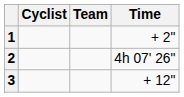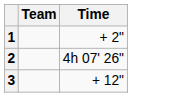- column: (44, 15)
